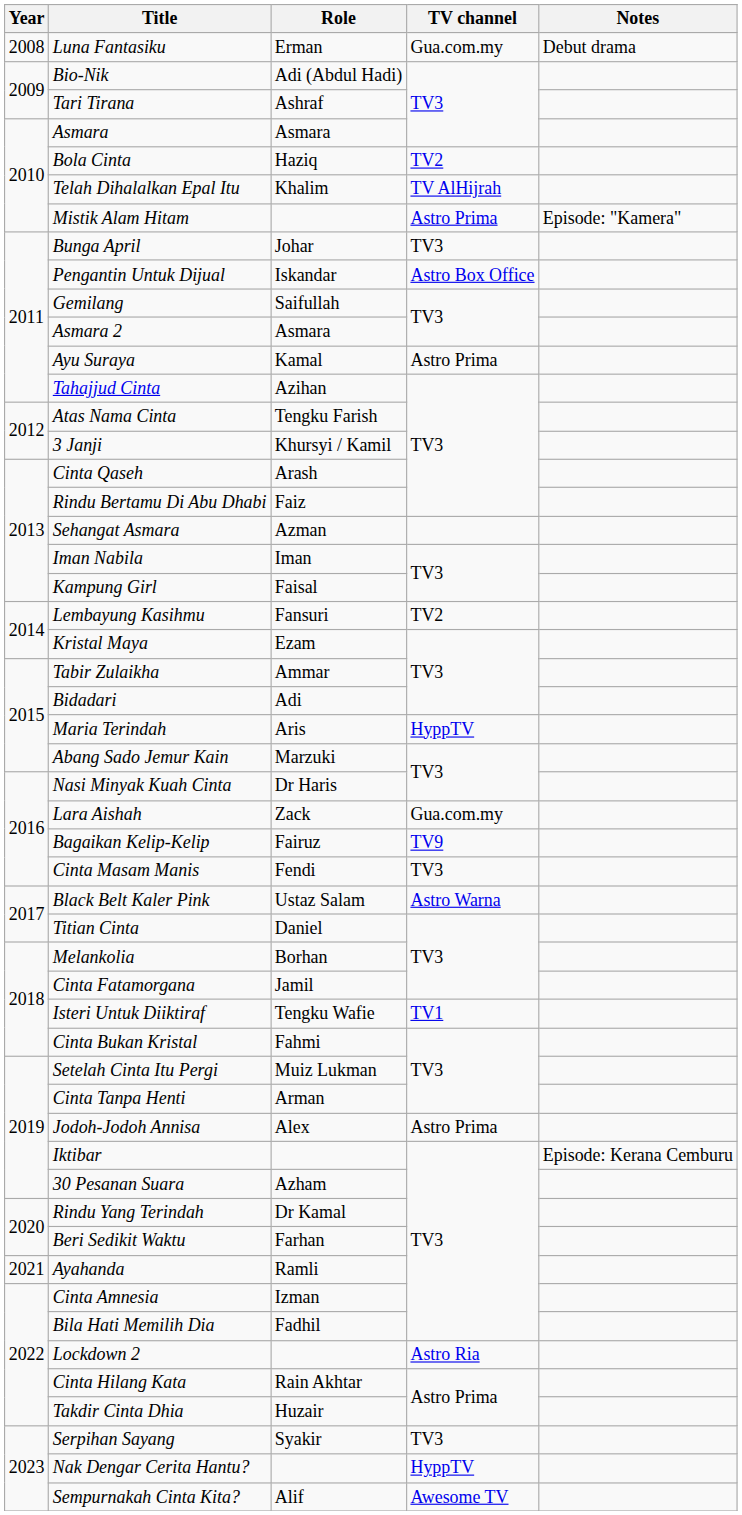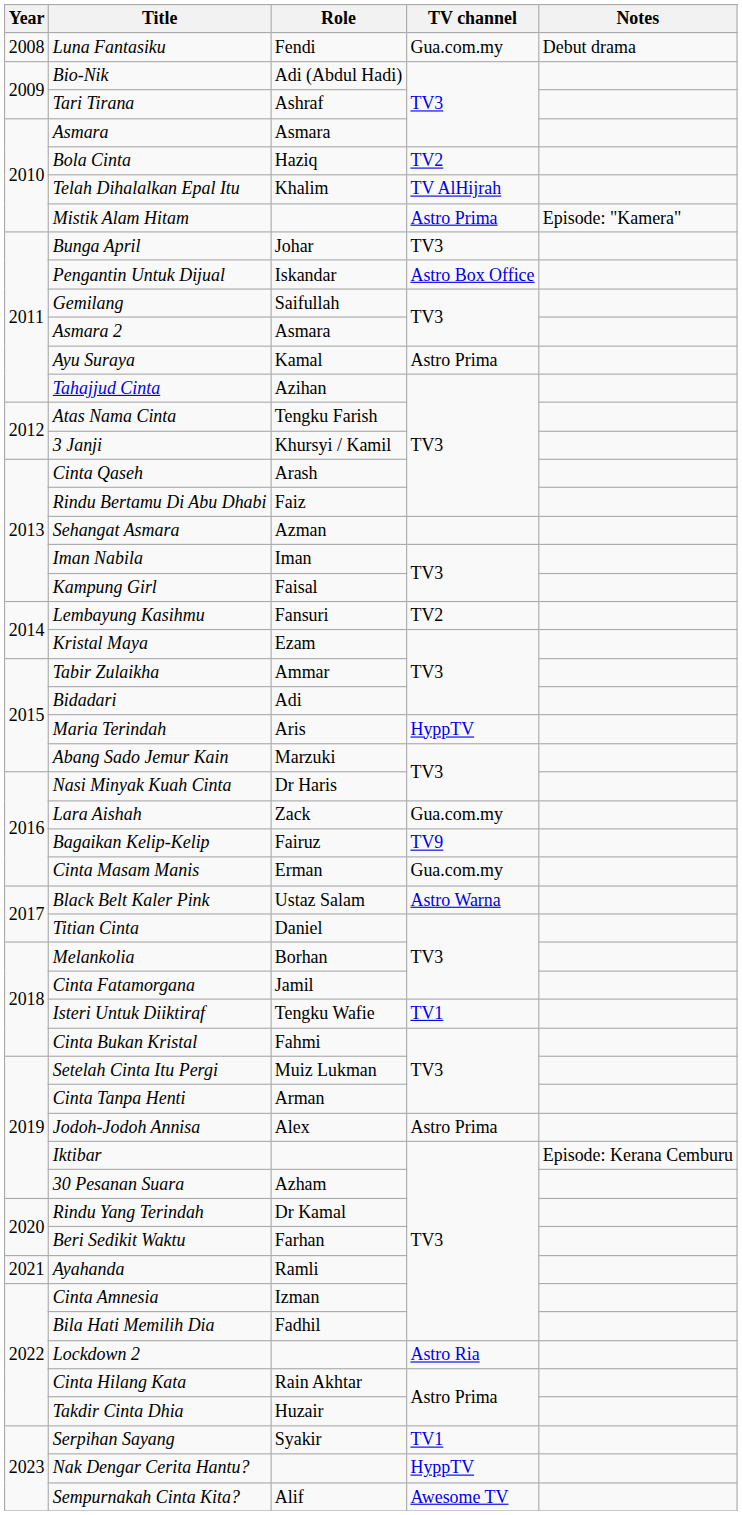(299, 47) Erman -> (295, 47) Fendi
(295, 871) Fendi -> (299, 871) Erman
(427, 871) TV3 -> (457, 871) Gua.com.my
(427, 1439) TV3 -> (427, 1439) TV1
